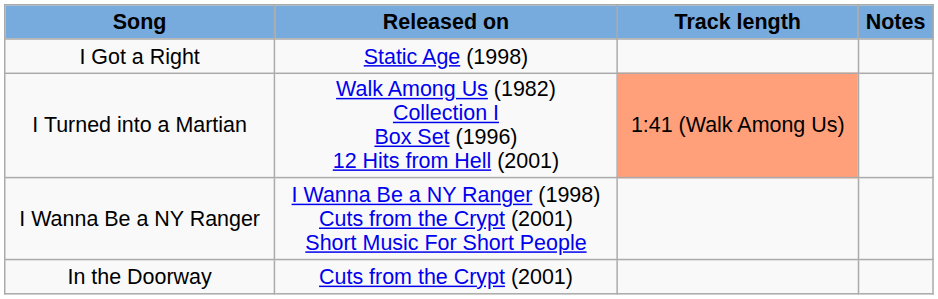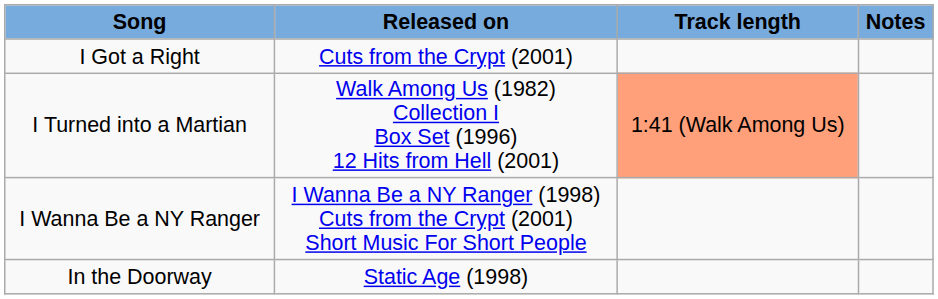(446, 56) Static Age (1998) -> (446, 56) Cuts from the Crypt (2001)
(446, 276) Cuts from the Crypt (2001) -> (446, 276) Static Age (1998)
